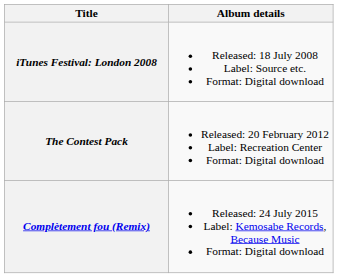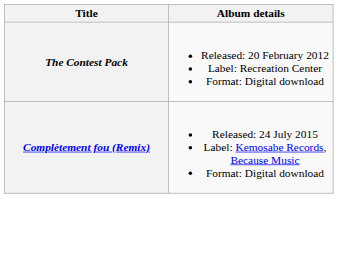- row: (86, 62)
